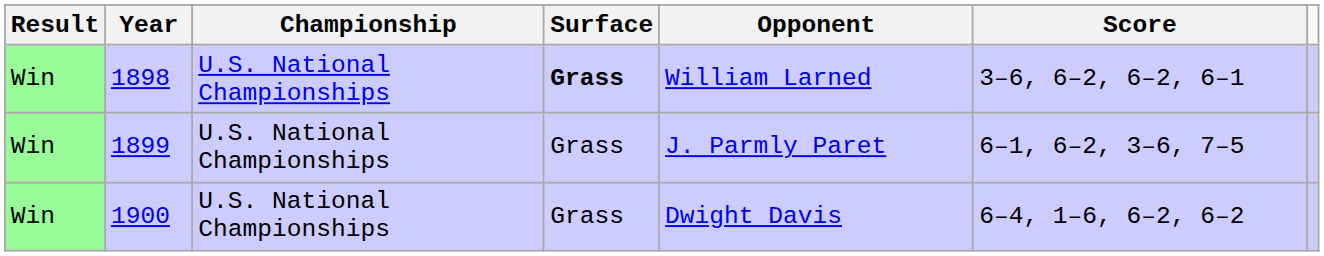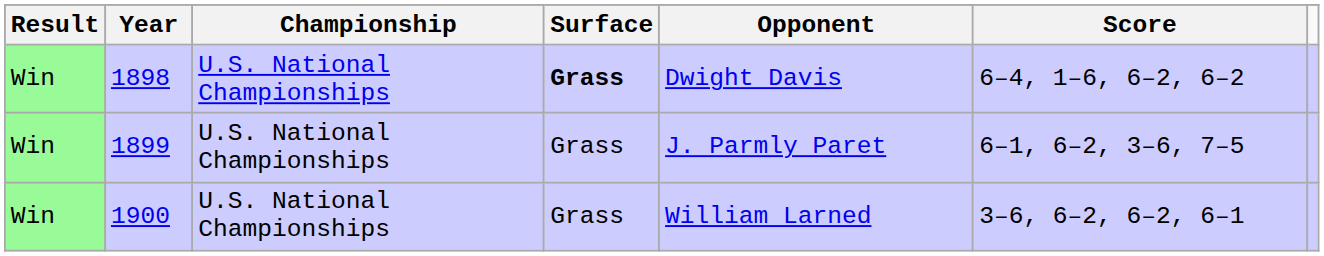(768, 79) William Larned -> (754, 79) Dwight Davis
(1112, 79) 3–6, 6–2, 6–2, 6–1 -> (1112, 79) 6–4, 1–6, 6–2, 6–2
(754, 216) Dwight Davis -> (768, 216) William Larned
(1112, 216) 6–4, 1–6, 6–2, 6–2 -> (1112, 216) 3–6, 6–2, 6–2, 6–1
